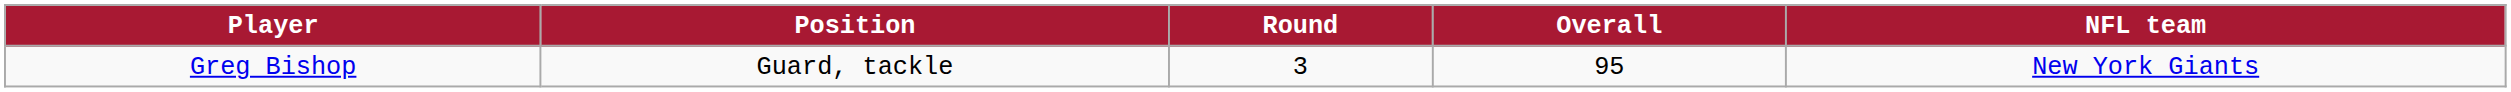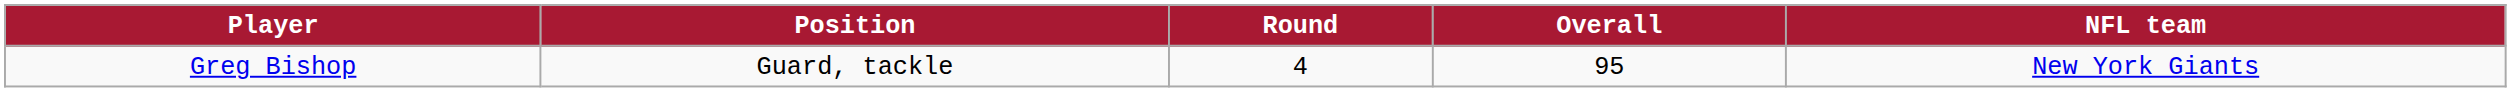(1300, 67) 3 -> (1300, 67) 4
